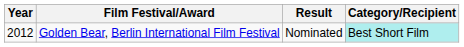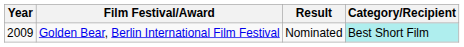(20, 32) 2012 -> (20, 32) 2009
